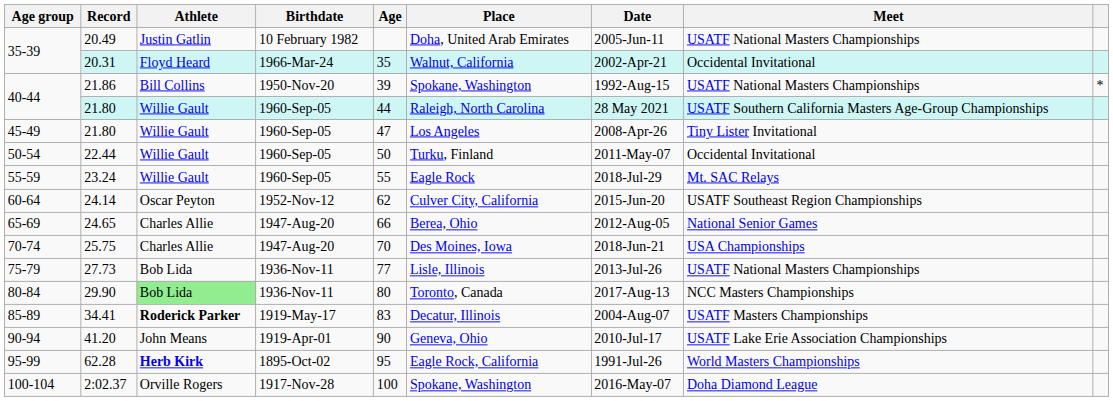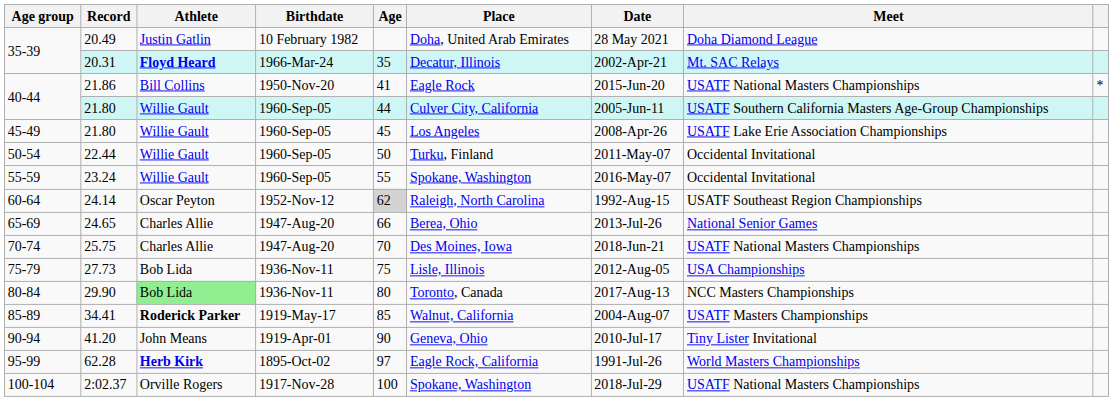(629, 39) 2005-Jun-11 -> (631, 39) 28 May 2021
(803, 39) USATF National Masters Championships -> (752, 39) Doha Diamond League
(175, 62) normal -> (178, 62) bold
(462, 62) Walnut, California -> (455, 62) Decatur, Illinois
(751, 62) Occidental Invitational -> (733, 62) Mt. SAC Relays
(384, 85) 39 -> (384, 85) 41
(471, 85) Spokane, Washington -> (442, 85) Eagle Rock
(632, 85) 1992-Aug-15 -> (630, 85) 2015-Jun-20
(477, 108) Raleigh, North Carolina -> (474, 108) Culver City, California
(631, 108) 28 May 2021 -> (629, 108) 2005-Jun-11
(384, 131) 47 -> (384, 131) 45
(752, 131) Tiny Lister Invitational -> (817, 131) USATF Lake Erie Association Championships
(442, 177) Eagle Rock -> (471, 177) Spokane, Washington
(628, 177) 2018-Jul-29 -> (633, 177) 2016-May-07
(733, 177) Mt. SAC Relays -> (751, 177) Occidental Invitational
(384, 200) no background -> (384, 200) lightgrey background
(474, 200) Culver City, California -> (477, 200) Raleigh, North Carolina
(630, 200) 2015-Jun-20 -> (632, 200) 1992-Aug-15
(632, 223) 2012-Aug-05 -> (628, 223) 2013-Jul-26
(746, 246) USA Championships -> (803, 246) USATF National Masters Championships
(384, 269) 77 -> (384, 269) 75
(628, 269) 2013-Jul-26 -> (632, 269) 2012-Aug-05
(803, 269) USATF National Masters Championships -> (746, 269) USA Championships
(384, 315) 83 -> (384, 315) 85
(455, 315) Decatur, Illinois -> (462, 315) Walnut, California
(817, 339) USATF Lake Erie Association Championships -> (752, 339) Tiny Lister Invitational
(384, 362) 95 -> (384, 362) 97
(633, 385) 2016-May-07 -> (628, 385) 2018-Jul-29
(752, 385) Doha Diamond League -> (803, 385) USATF National Masters Championships
